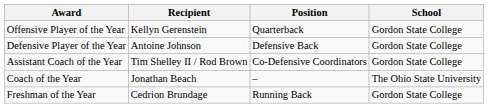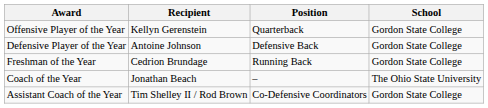rows swapped: (51, 95) <-> (64, 62)
